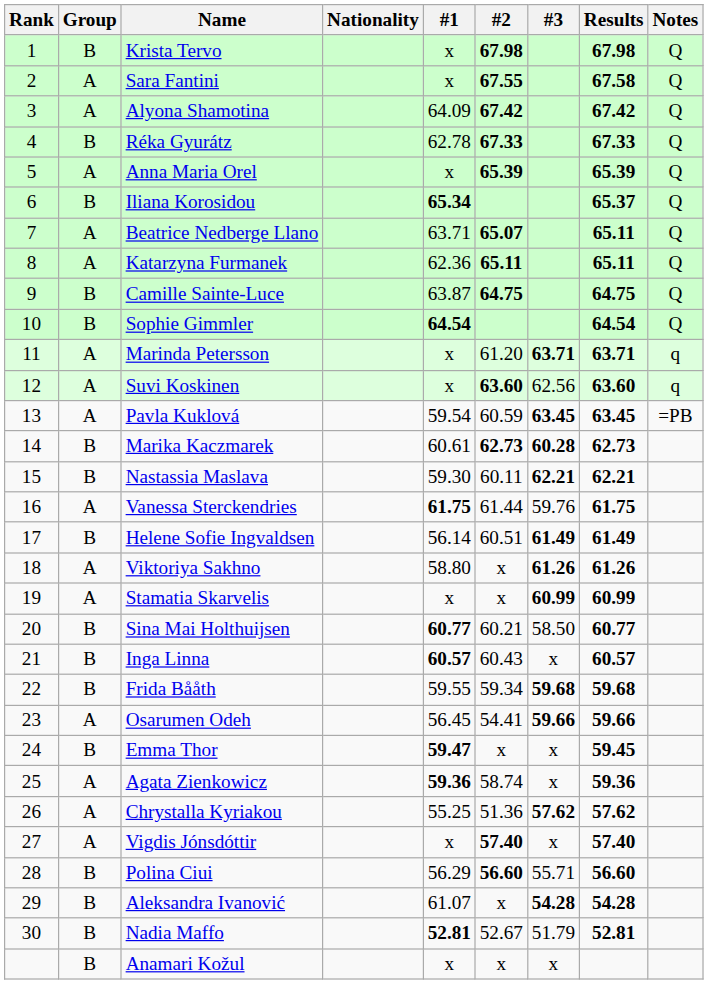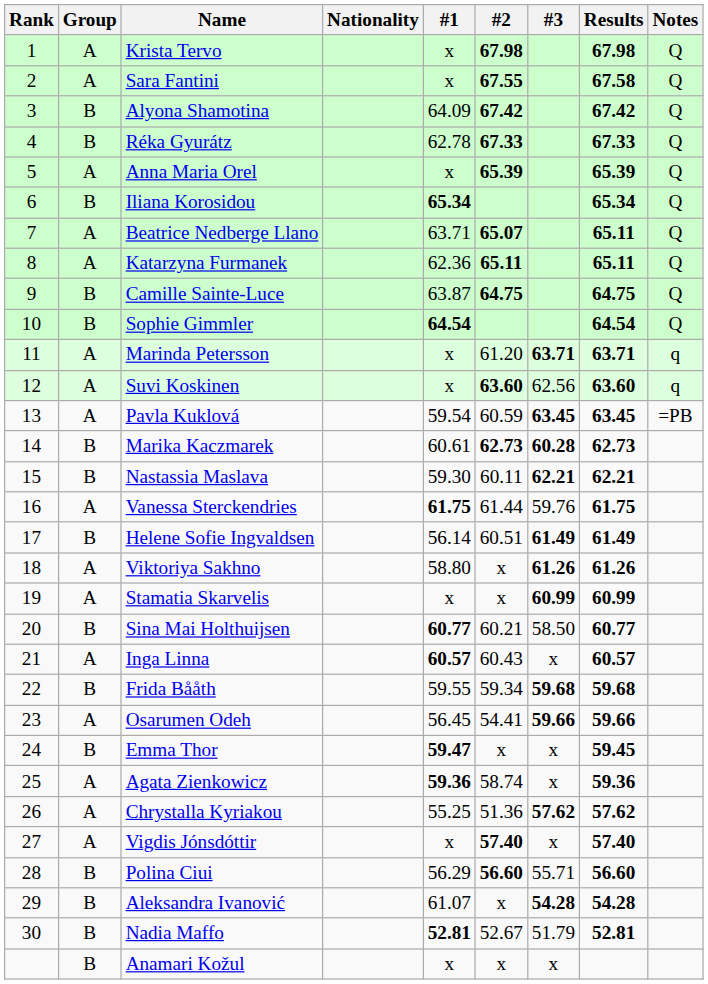(90, 50) B -> (90, 50) A
(90, 111) A -> (90, 111) B
(614, 202) 65.37 -> (614, 202) 65.34
(90, 659) B -> (90, 659) A
